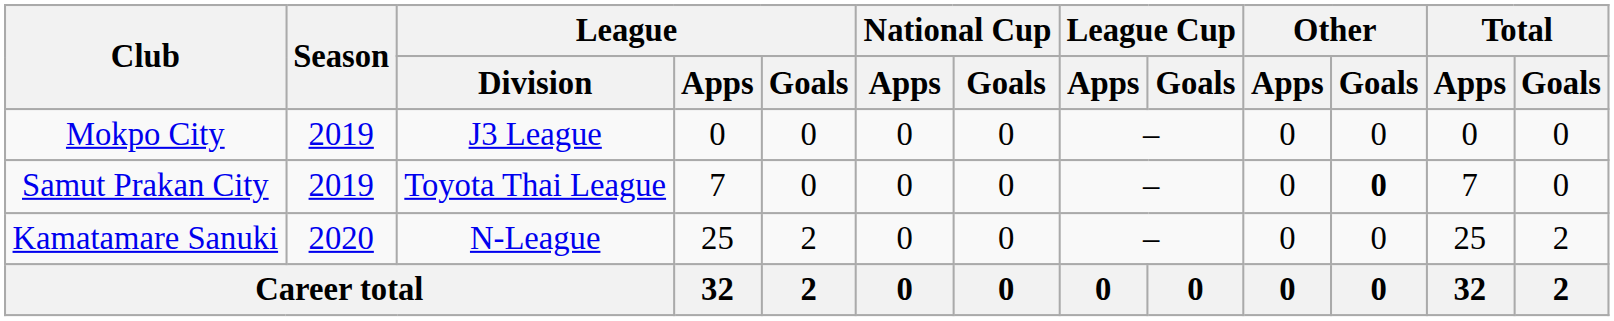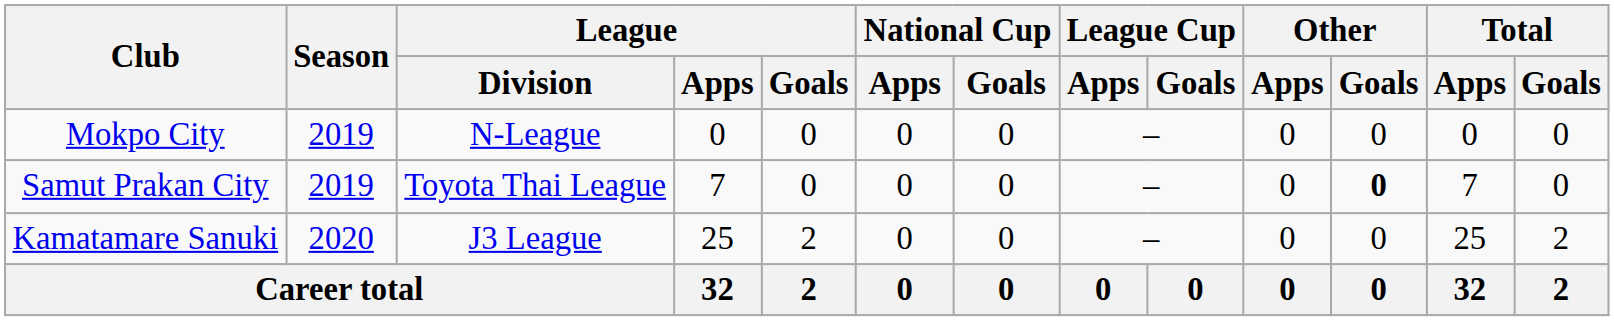(535, 133) J3 League -> (535, 133) N-League
(535, 237) N-League -> (535, 237) J3 League
